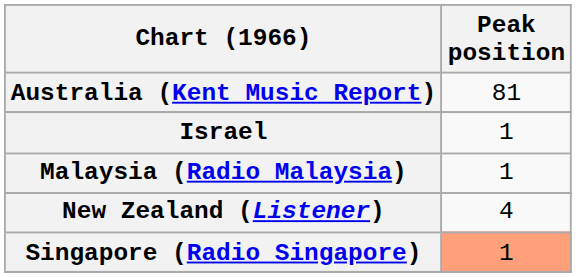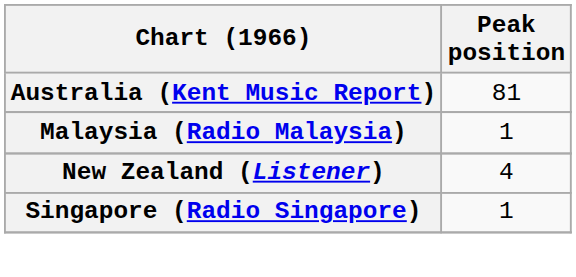- row: (223, 133)
(506, 252) lightsalmon background -> (506, 212) no background
